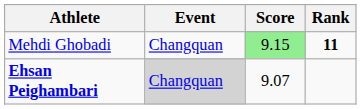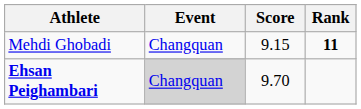(275, 45) lightgreen background -> (275, 45) no background
(275, 81) 9.07 -> (275, 81) 9.70
